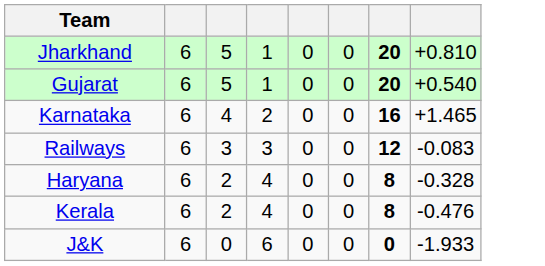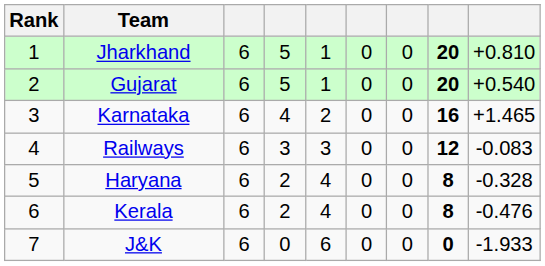+ column: (34, 20)
